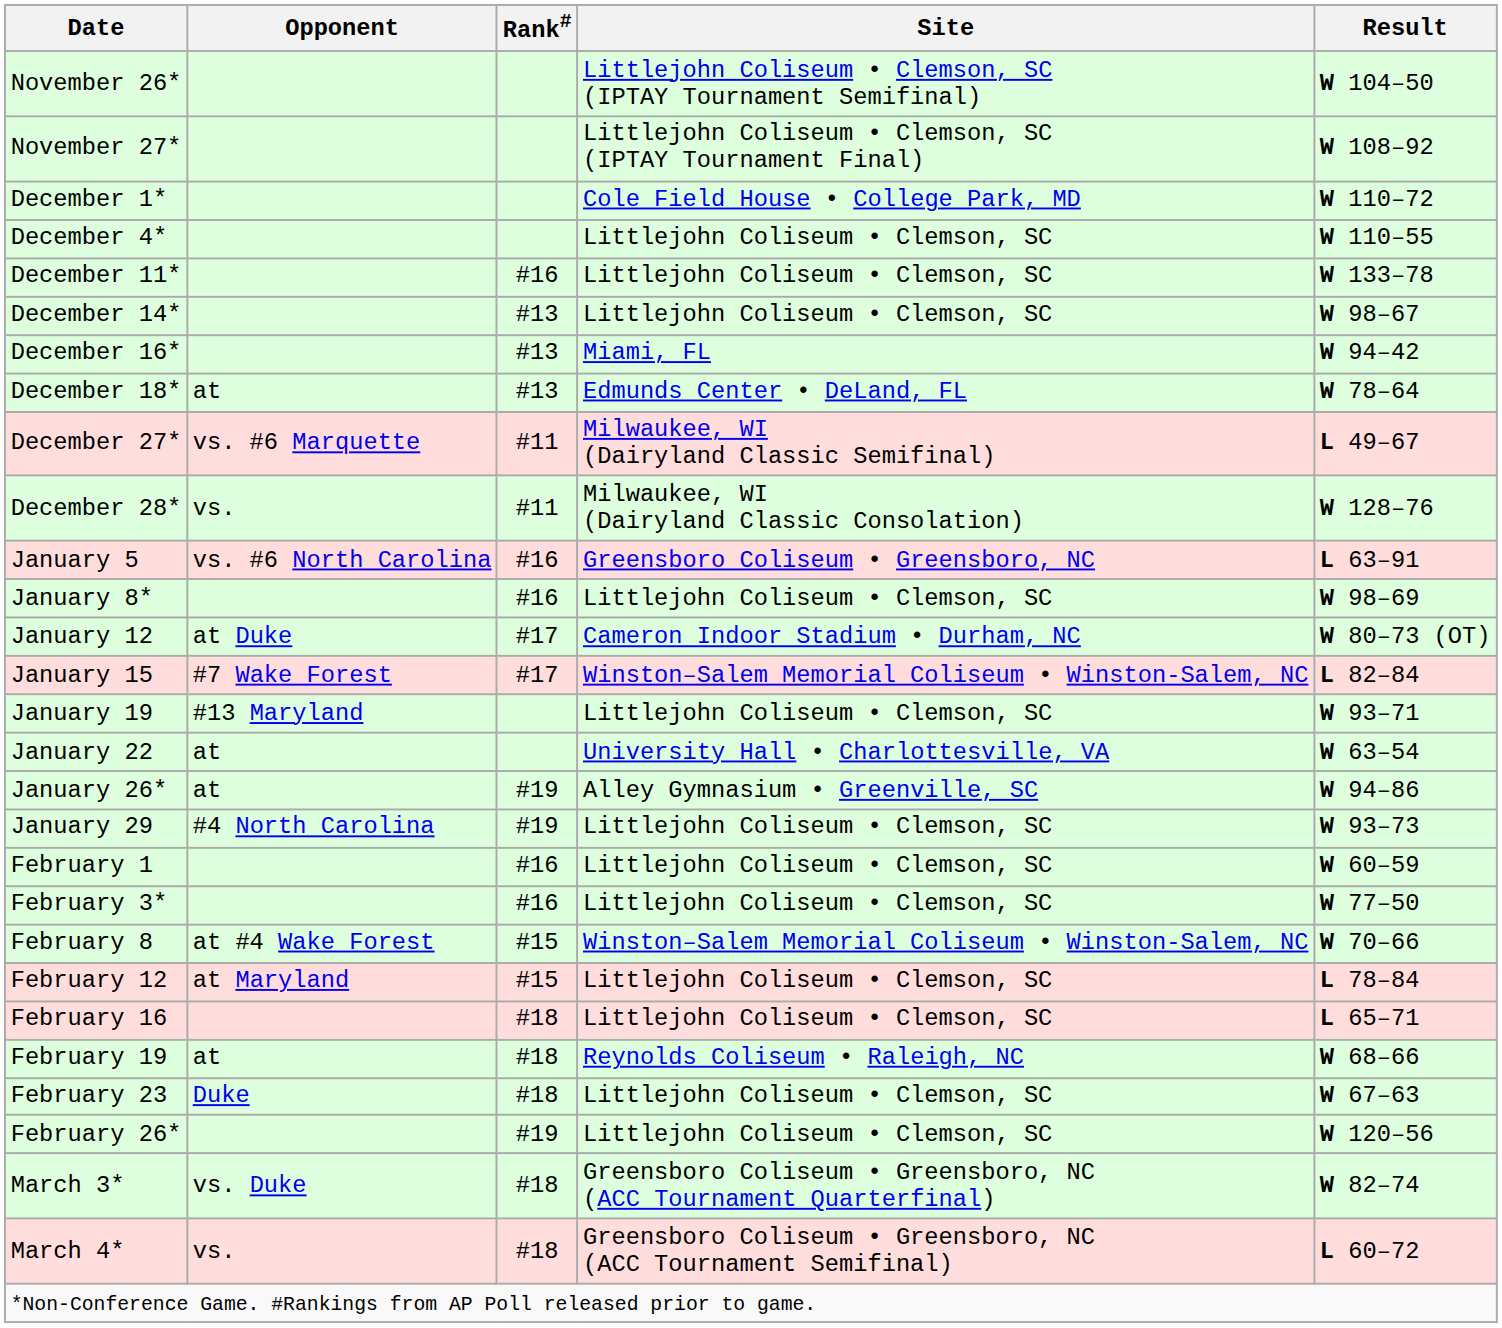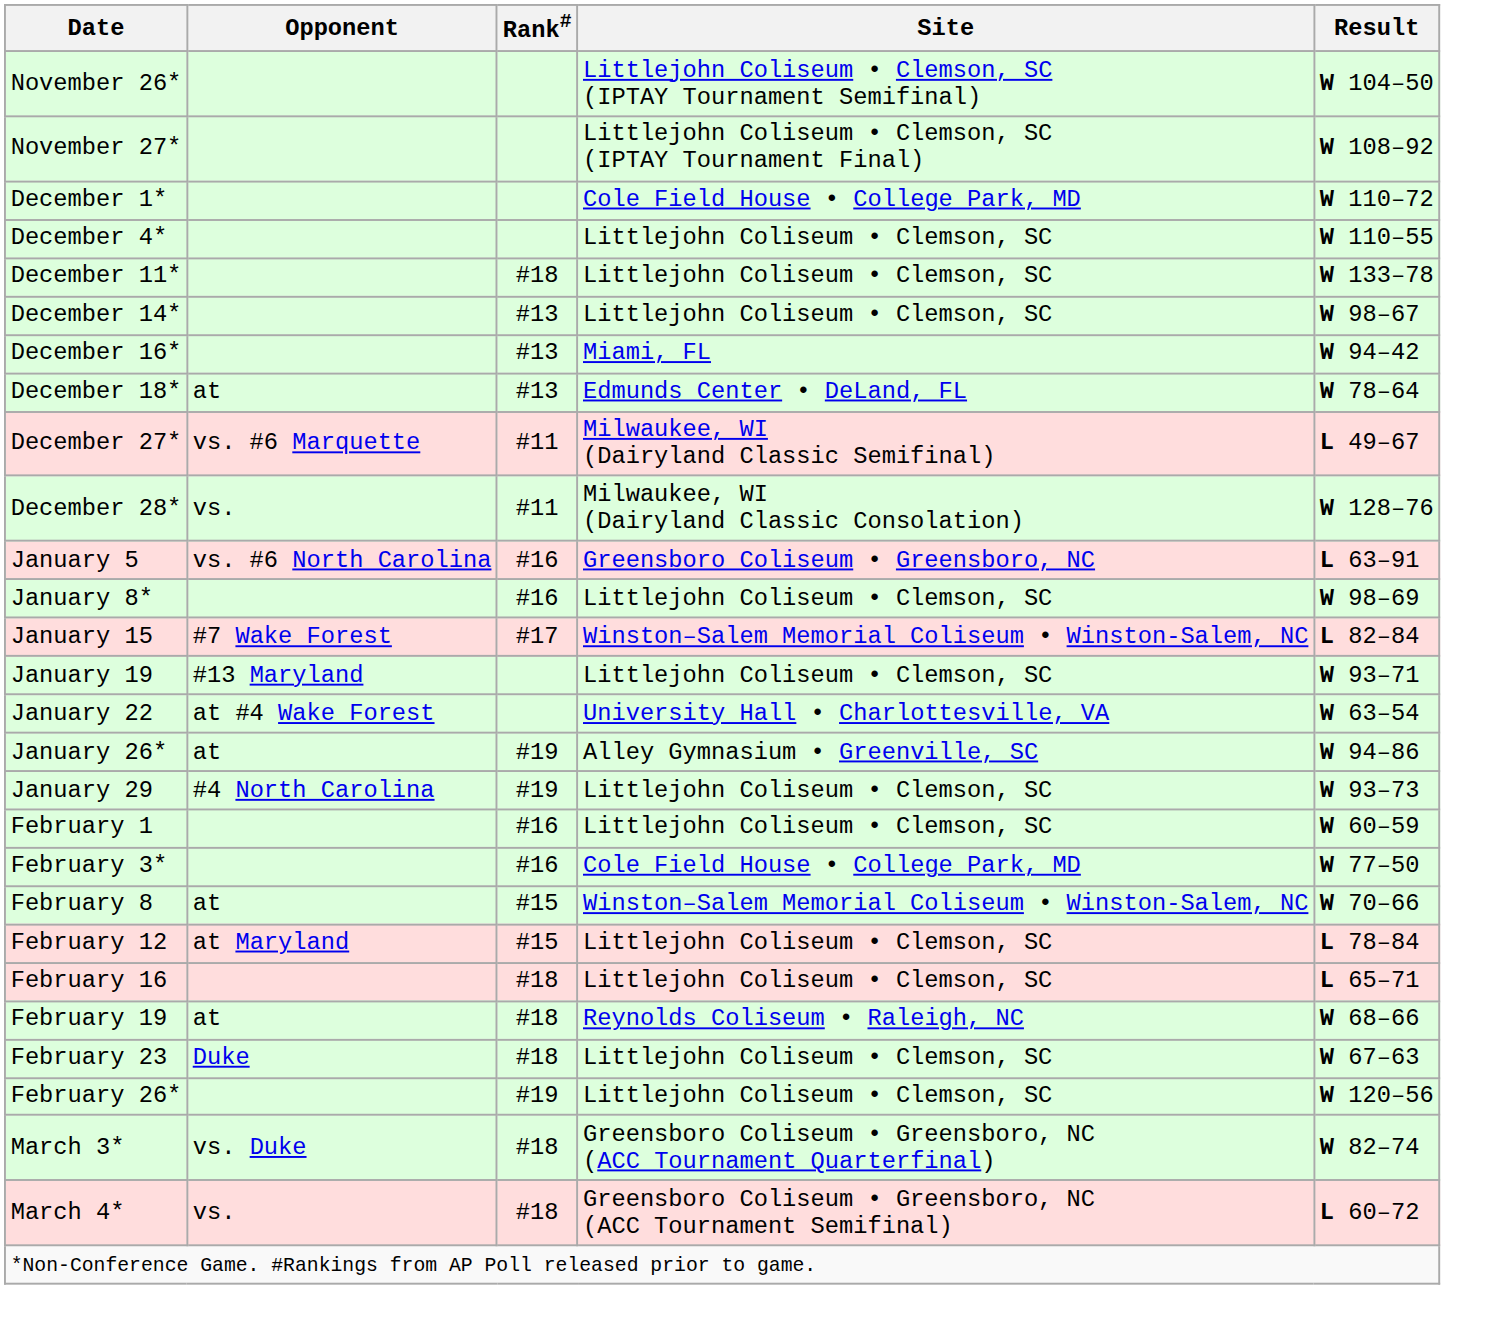(537, 277) #16 -> (537, 277) #18
- row: (82, 637)
(207, 752) at -> (314, 714) at #4 Wake Forest
(818, 905) Littlejohn Coliseum • Clemson, SC -> (832, 867) Cole Field House • College Park, MD
(314, 944) at #4 Wake Forest -> (207, 905) at
